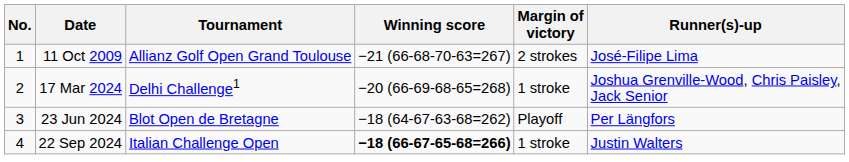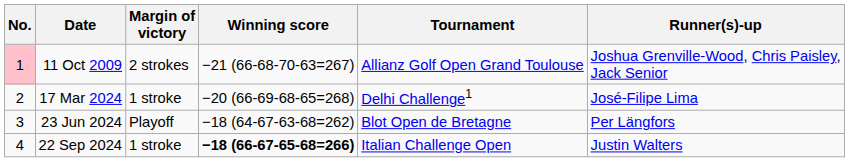columns swapped: (240, 25) <-> (551, 25)
(20, 56) no background -> (20, 64) pink background
(644, 56) José-Filipe Lima -> (716, 64) Joshua Grenville-Wood, Chris Paisley, Jack Senior
(716, 88) Joshua Grenville-Wood, Chris Paisley, Jack Senior -> (644, 97) José-Filipe Lima
